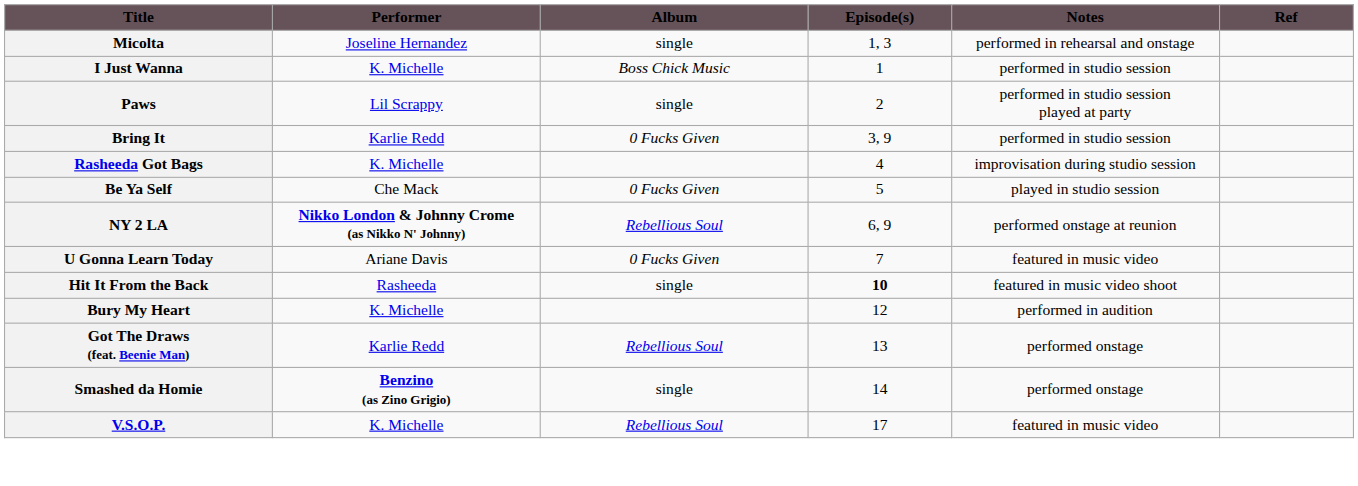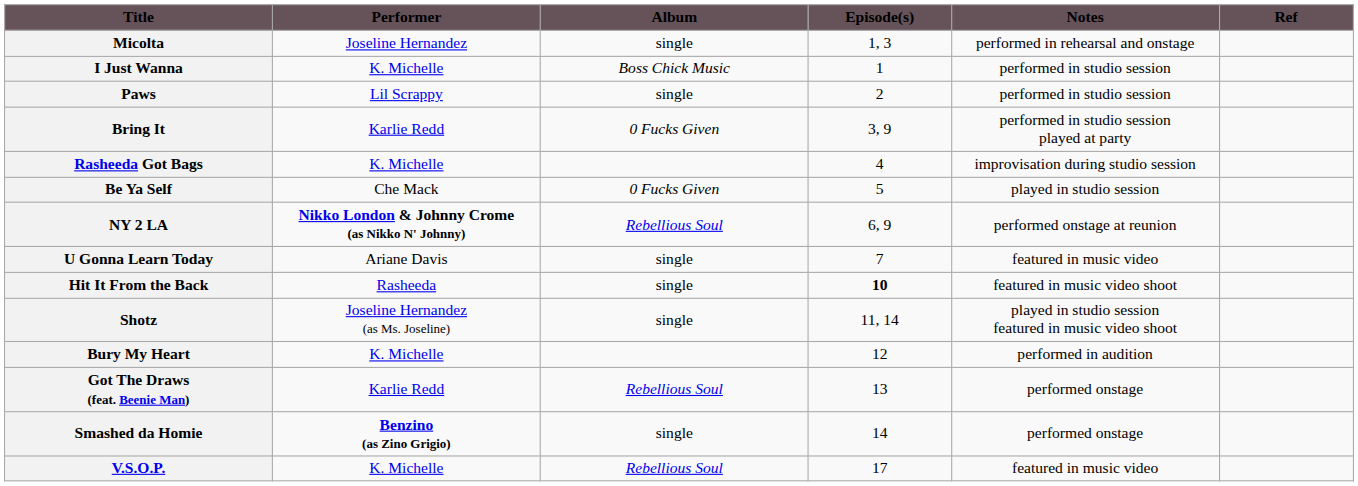(1085, 103) performed in studio session played at party -> (1085, 94) performed in studio session
(1085, 138) performed in studio session -> (1085, 129) performed in studio session played at party
(674, 259) 0 Fucks Given -> (674, 259) single
+ row: (138, 320)
